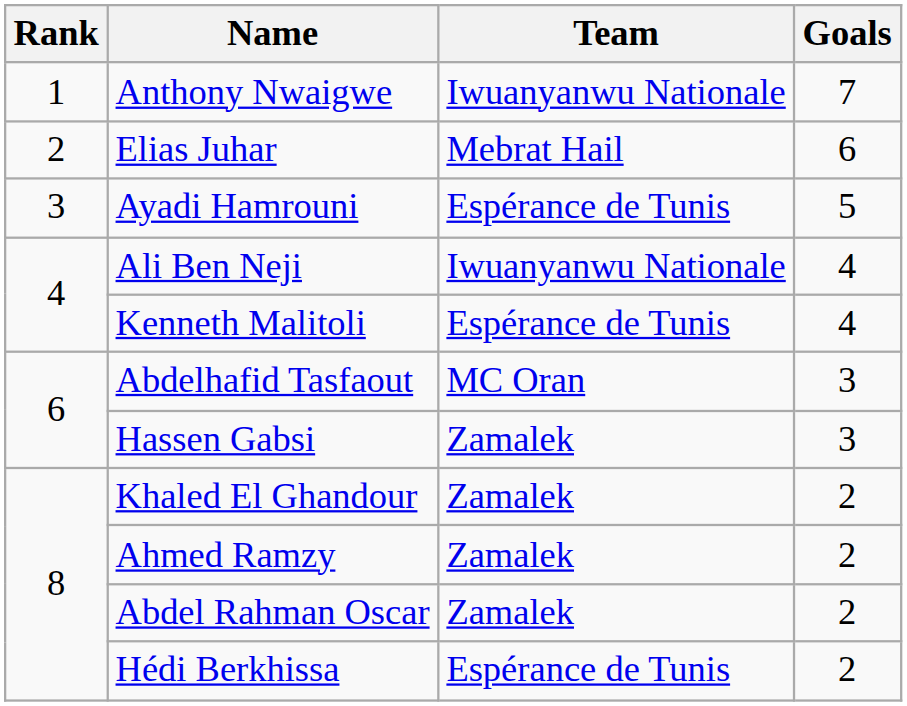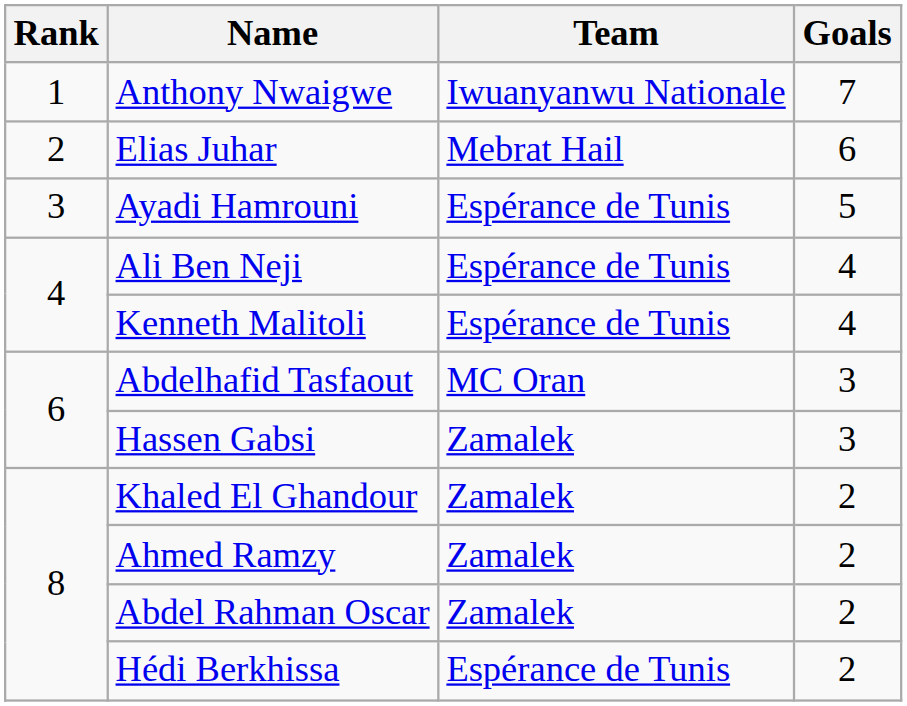(616, 264) Iwuanyanwu Nationale -> (588, 264) Espérance de Tunis
